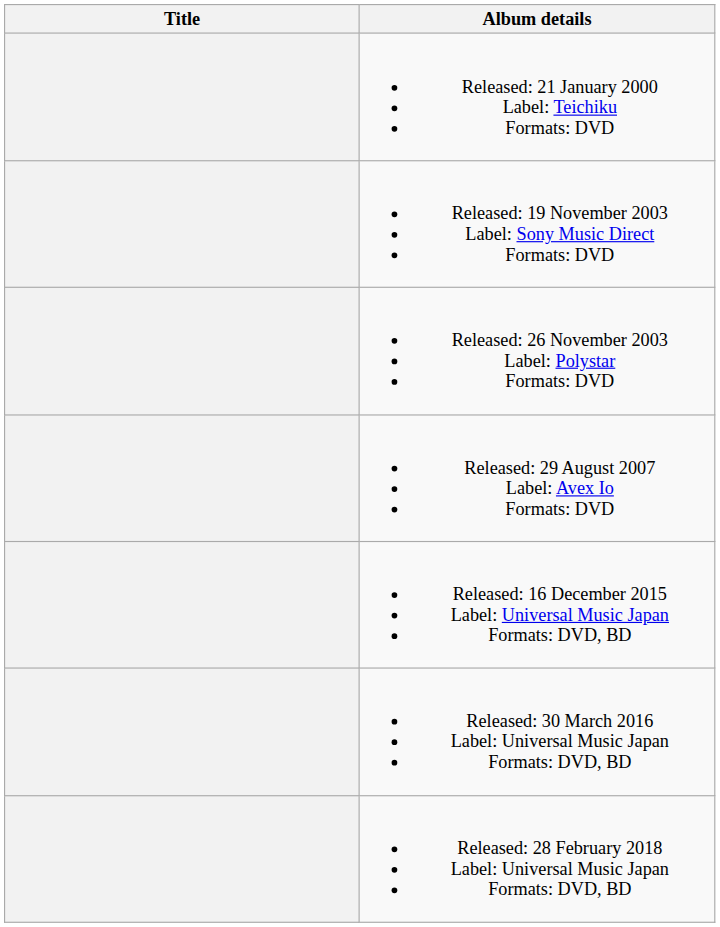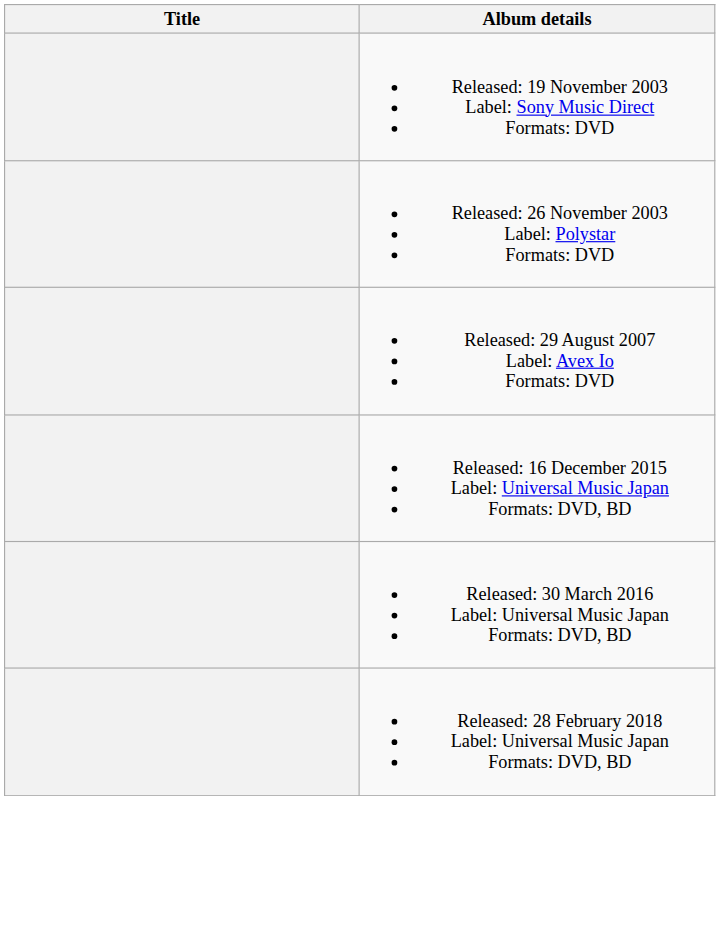- row: (537, 107)
